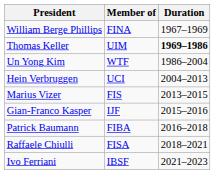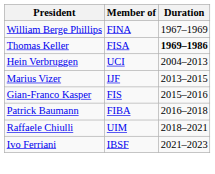(117, 45) UIM -> (118, 45) FISA
- row: (36, 62)
(114, 95) FIS -> (113, 78) IJF
(113, 111) IJF -> (114, 95) FIS
(118, 144) FISA -> (117, 128) UIM
